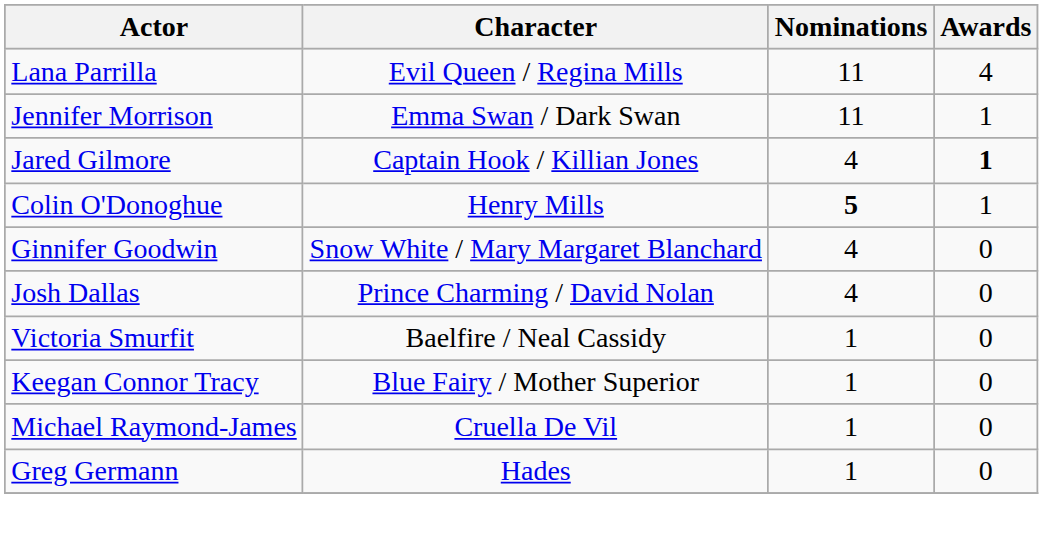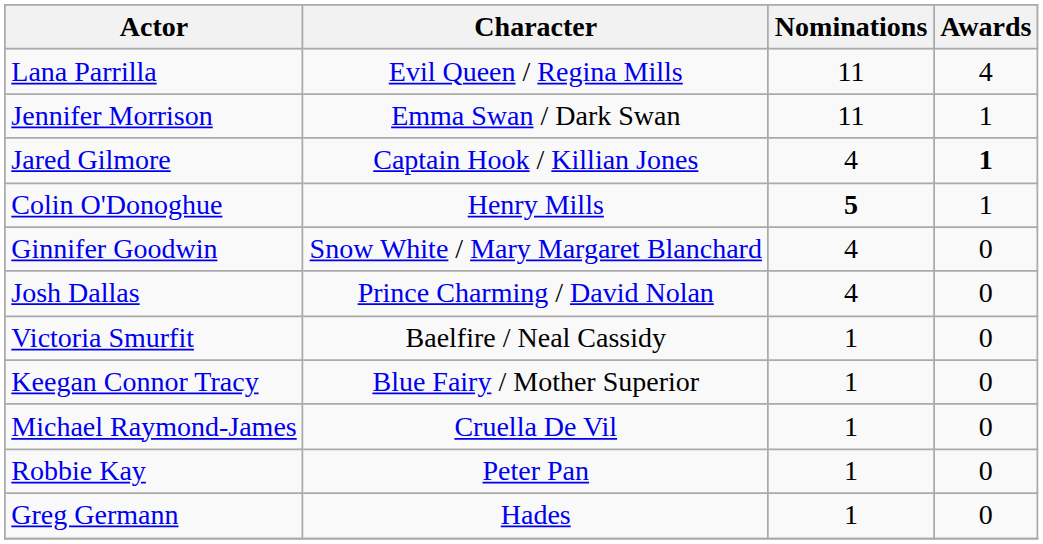+ row: (79, 470)
